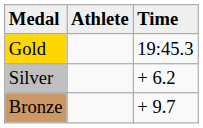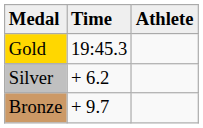columns swapped: (100, 19) <-> (158, 19)
